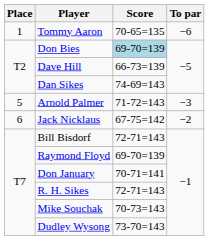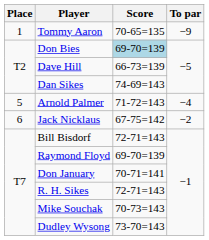(185, 31) −6 -> (185, 31) −9
(185, 102) −3 -> (185, 102) −4
